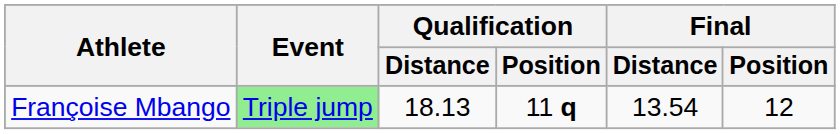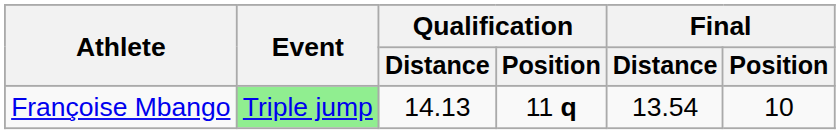(437, 108) 18.13 -> (437, 108) 14.13
(779, 108) 12 -> (779, 108) 10
